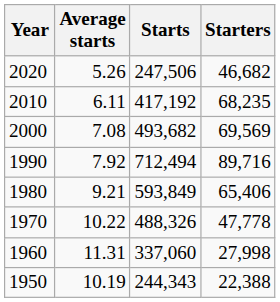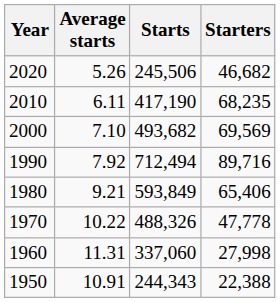(165, 71) 247,506 -> (165, 71) 245,506
(165, 101) 417,192 -> (165, 101) 417,190
(109, 131) 7.08 -> (109, 131) 7.10
(104, 282) 10.19 -> (104, 282) 10.91
